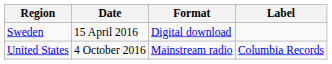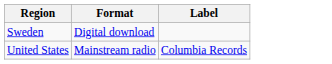- column: (110, 13)
